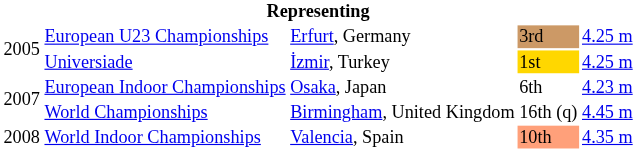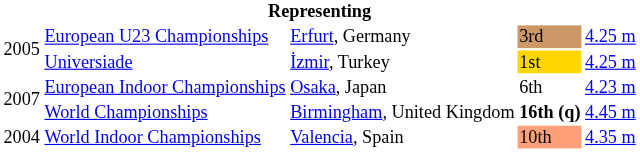(548, 111) normal -> (550, 111) bold
(22, 137) 2008 -> (22, 137) 2004
